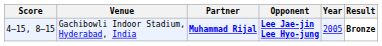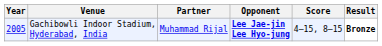columns swapped: (333, 11) <-> (31, 11)
(223, 29) bold -> (194, 29) normal
